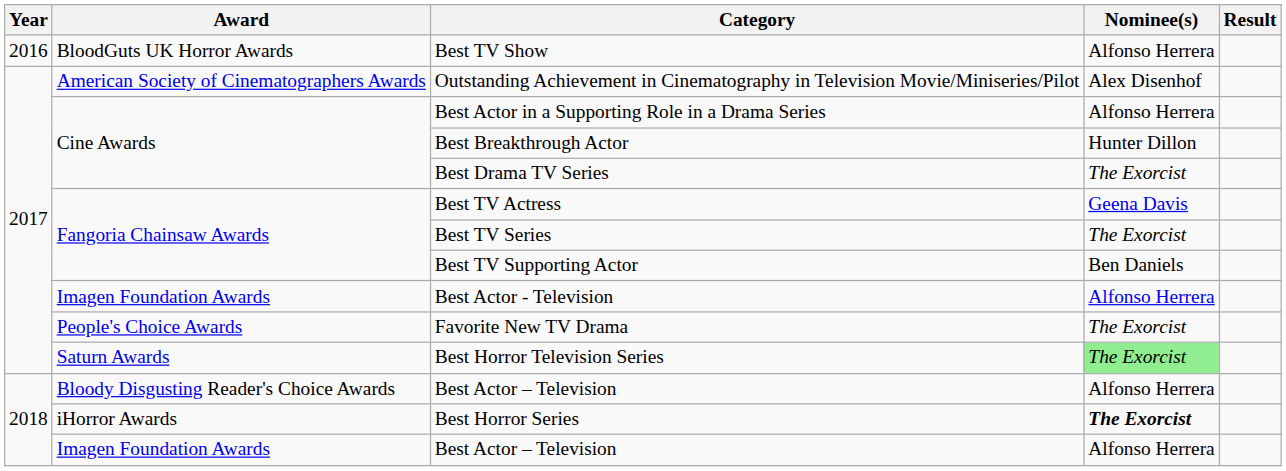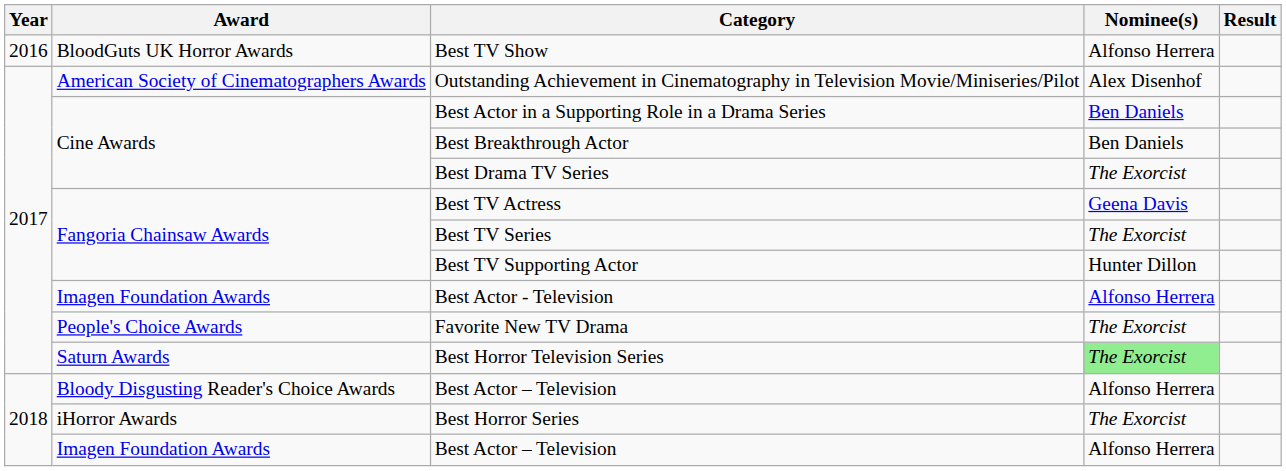(1152, 111) Alfonso Herrera -> (1136, 111) Ben Daniels
(1142, 142) Hunter Dillon -> (1136, 142) Ben Daniels
(1136, 265) Ben Daniels -> (1142, 265) Hunter Dillon
(1140, 419) bold -> (1137, 419) normal
